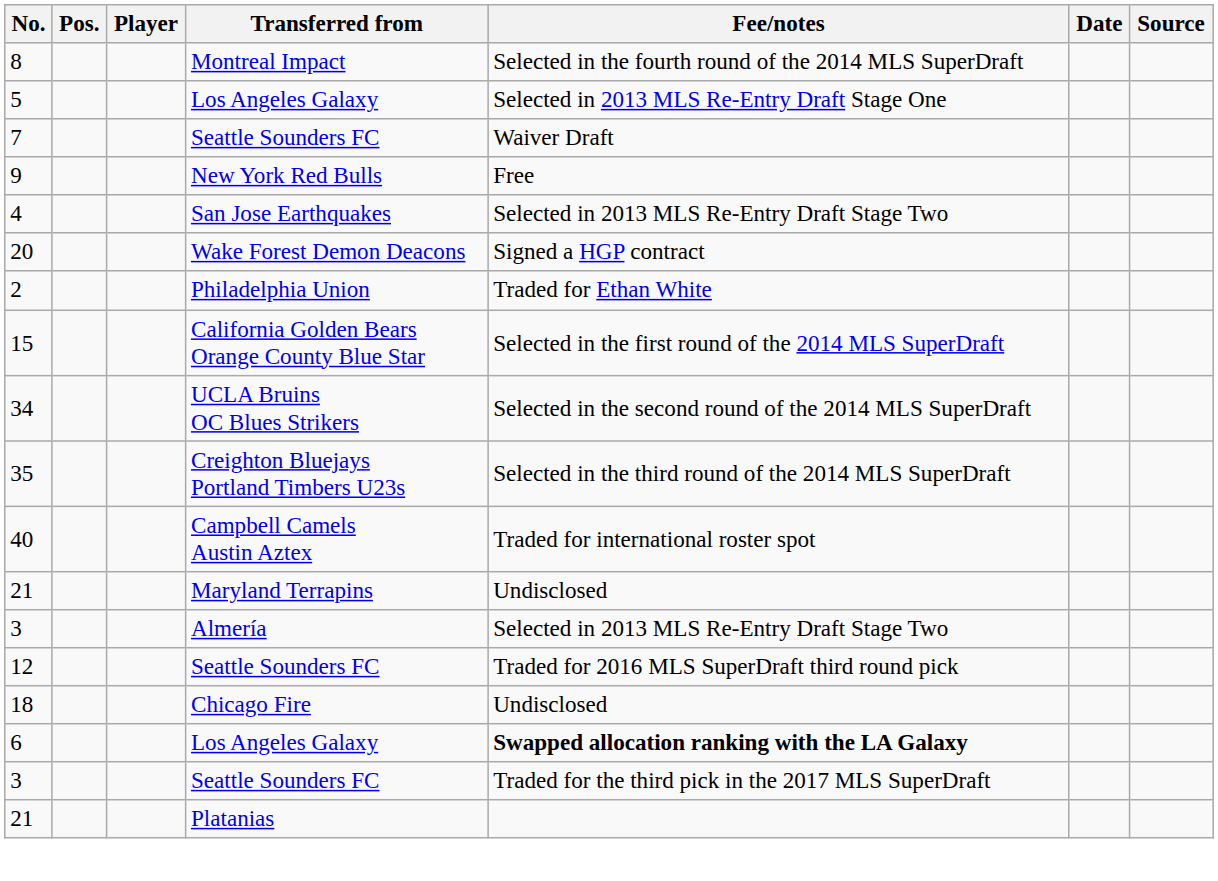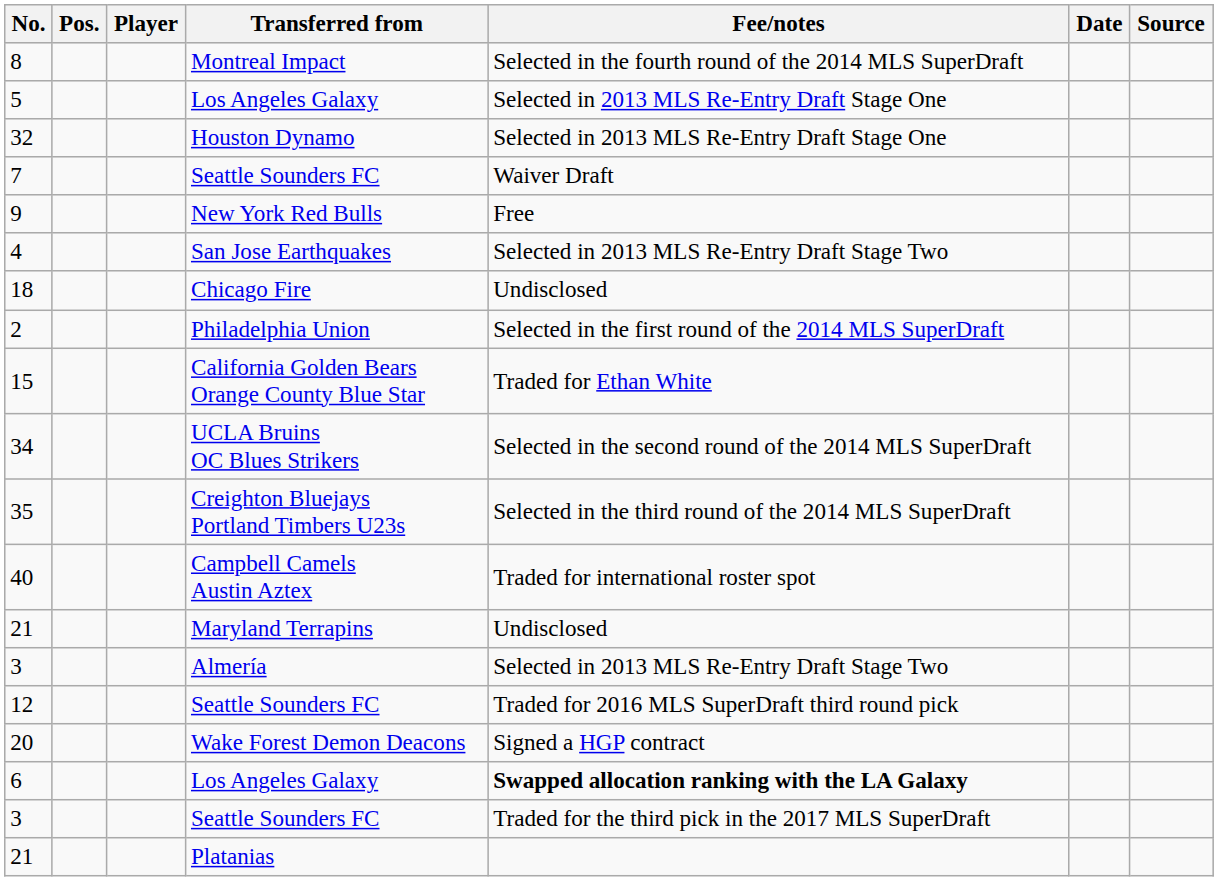+ row: (22, 138)
rows swapped: (22, 252) <-> (22, 704)
(603, 290) Traded for Ethan White -> (749, 328) Selected in the first round of the 2014 MLS SuperDraft
(749, 342) Selected in the first round of the 2014 MLS SuperDraft -> (603, 380) Traded for Ethan White
